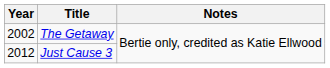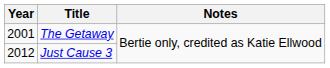(21, 33) 2002 -> (21, 33) 2001
